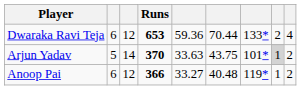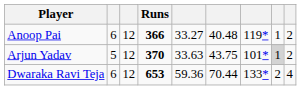rows swapped: (56, 34) <-> (34, 74)
(129, 54) 14 -> (129, 54) 12
